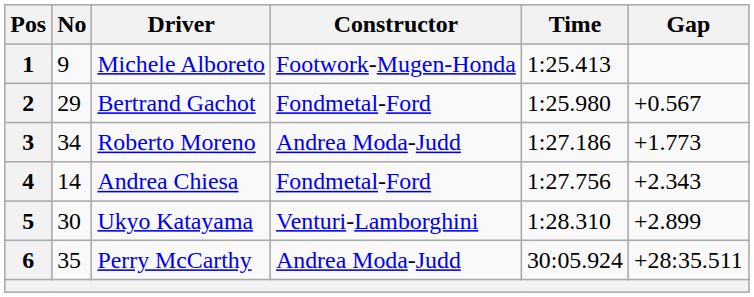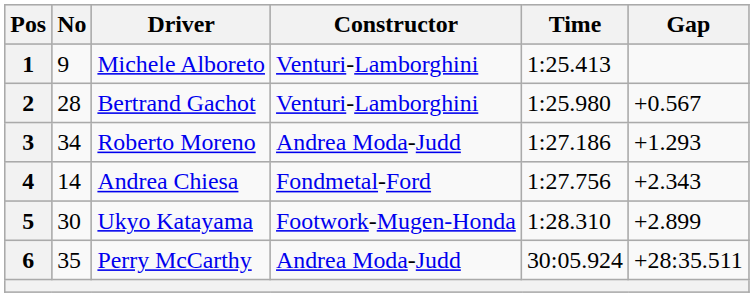(396, 63) Footwork-Mugen-Honda -> (377, 63) Venturi-Lamborghini
(69, 103) 29 -> (69, 103) 28
(354, 103) Fondmetal-Ford -> (377, 103) Venturi-Lamborghini
(668, 142) +1.773 -> (668, 142) +1.293
(377, 221) Venturi-Lamborghini -> (396, 221) Footwork-Mugen-Honda
